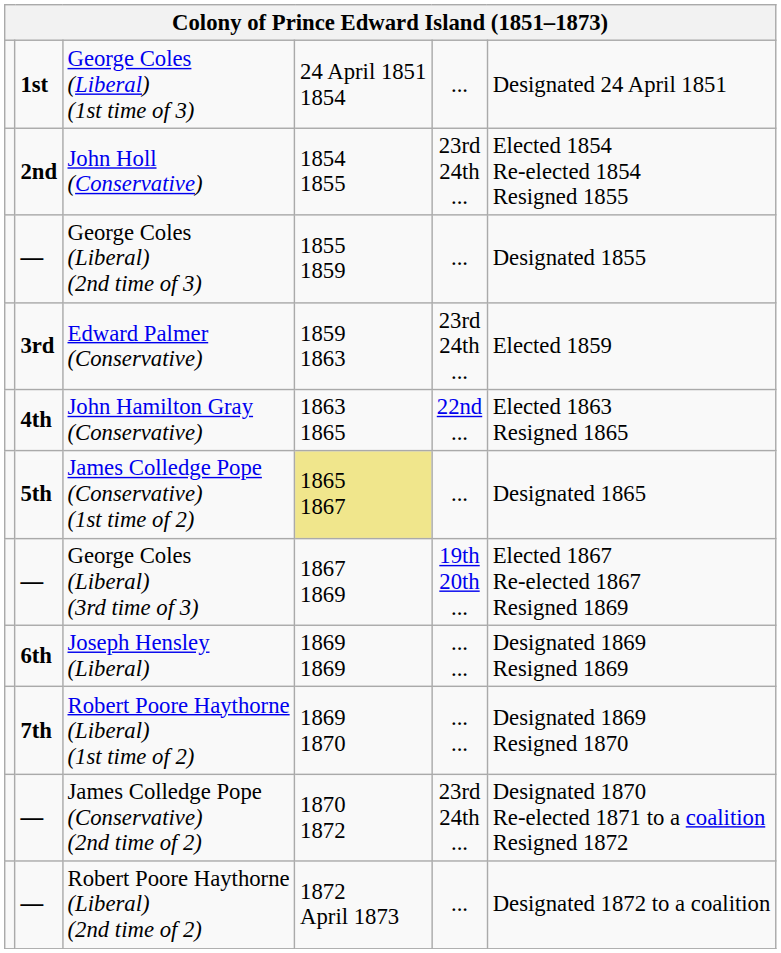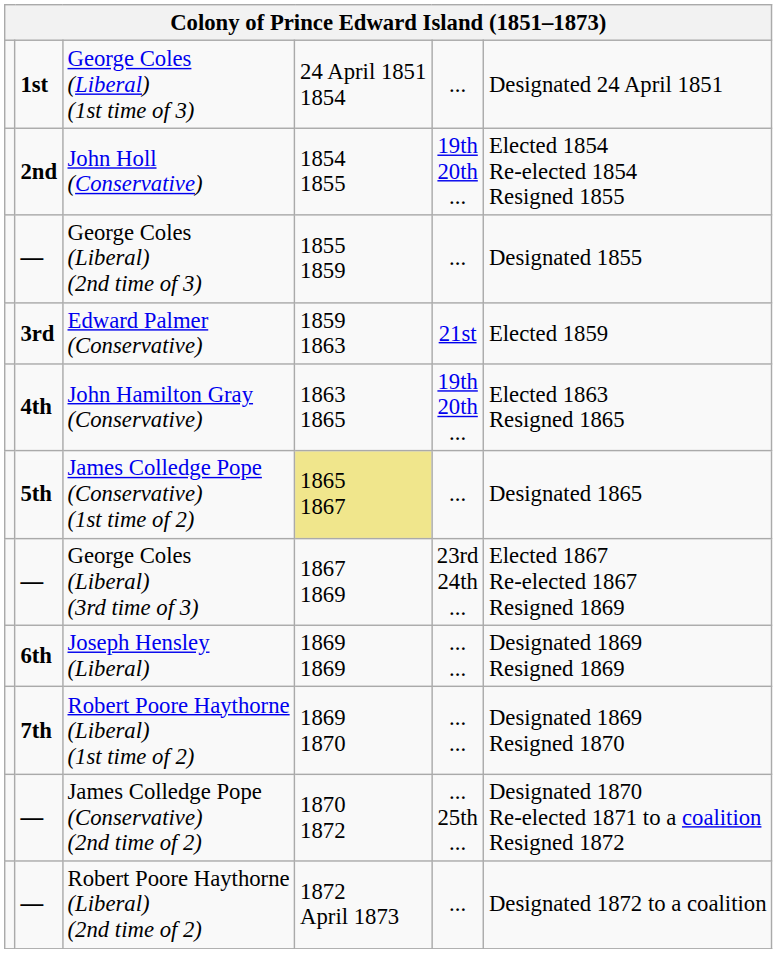(459, 171) 23rd 24th ... -> (458, 171) 19th 20th ...
(459, 345) 23rd 24th ... -> (458, 332) 21st
(460, 419) 22nd ... -> (458, 407) 19th 20th ...
(459, 581) 19th 20th ... -> (458, 581) 23rd 24th ...
(459, 817) 23rd 24th ... -> (458, 817) ... 25th ...
